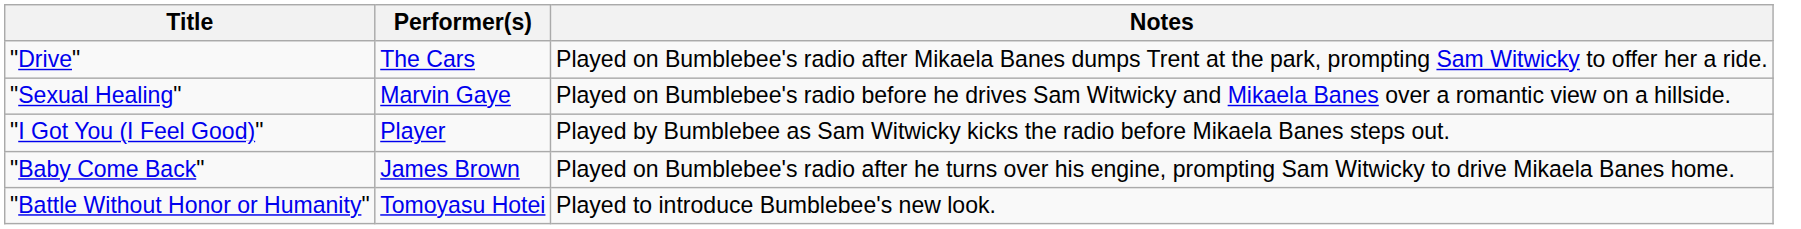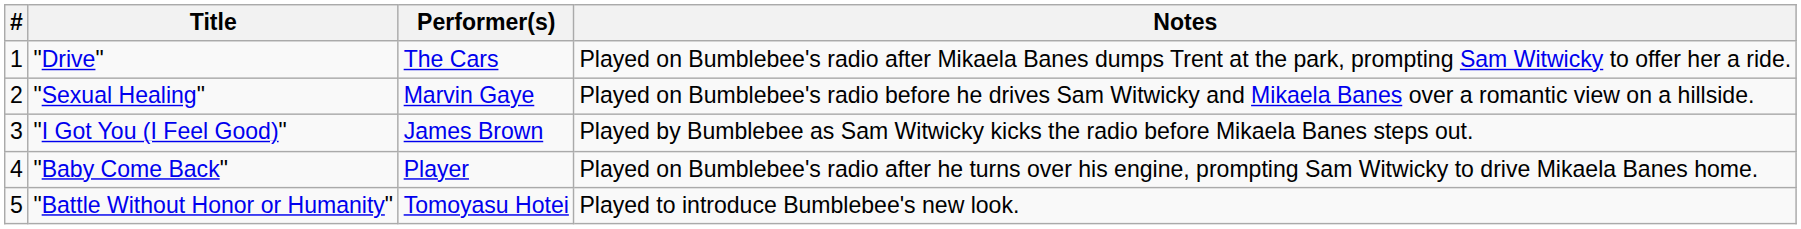+ column: (16, 22)
(413, 132) Player -> (473, 132) James Brown
(450, 168) James Brown -> (436, 168) Player
